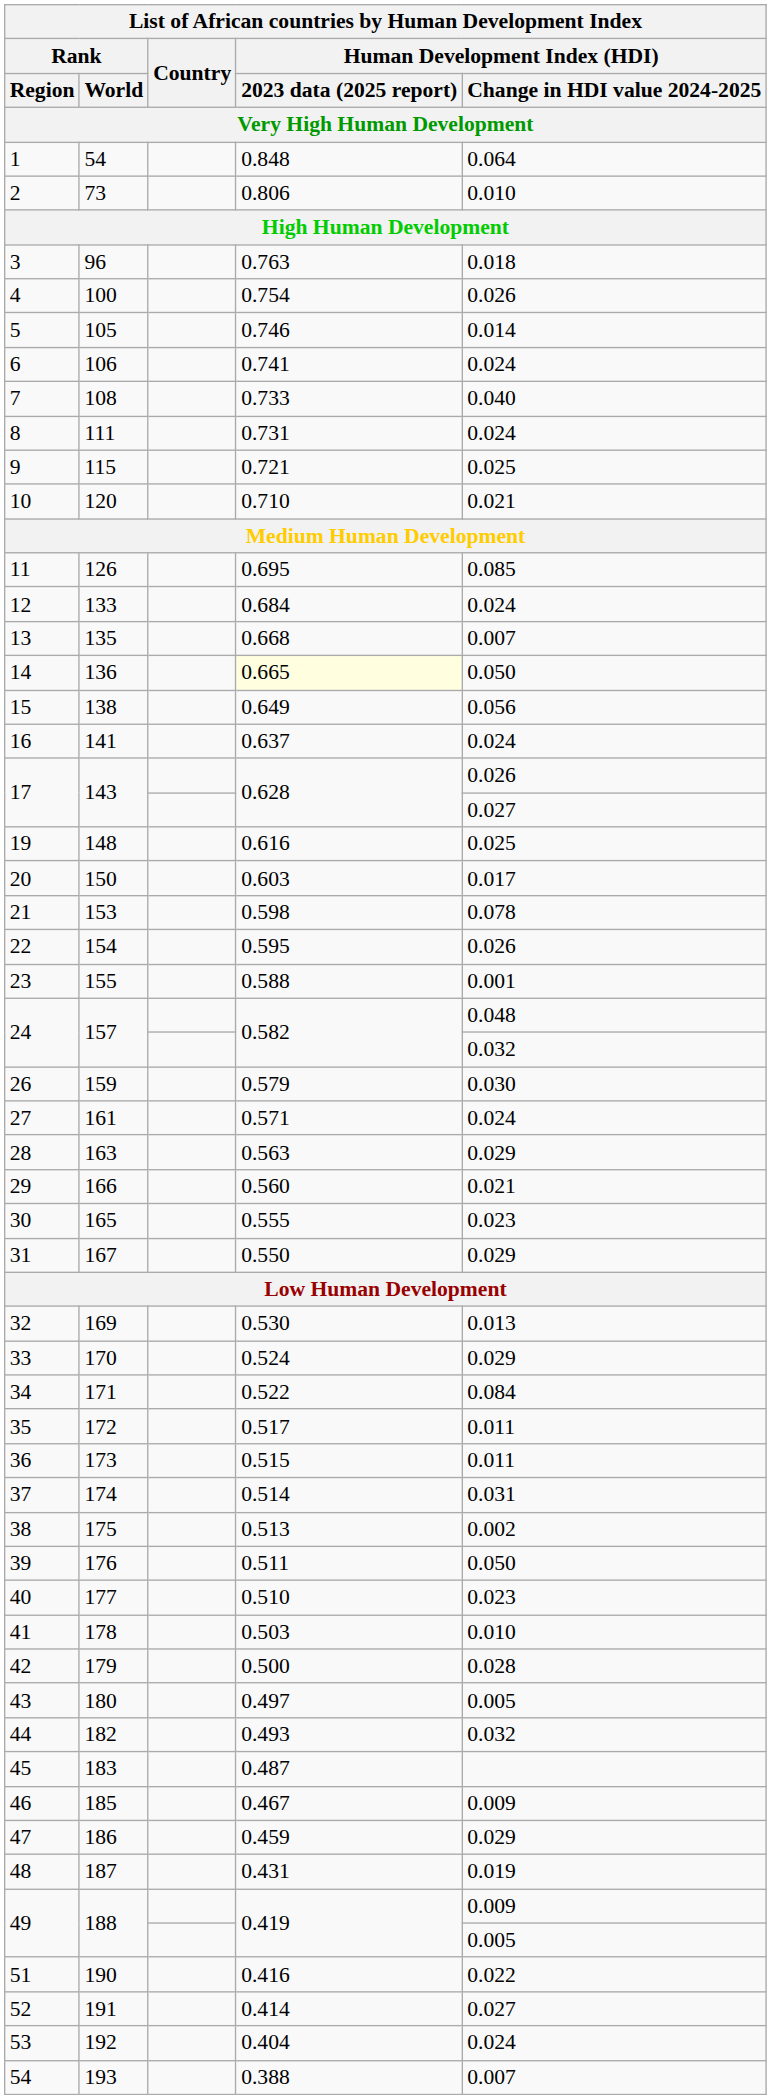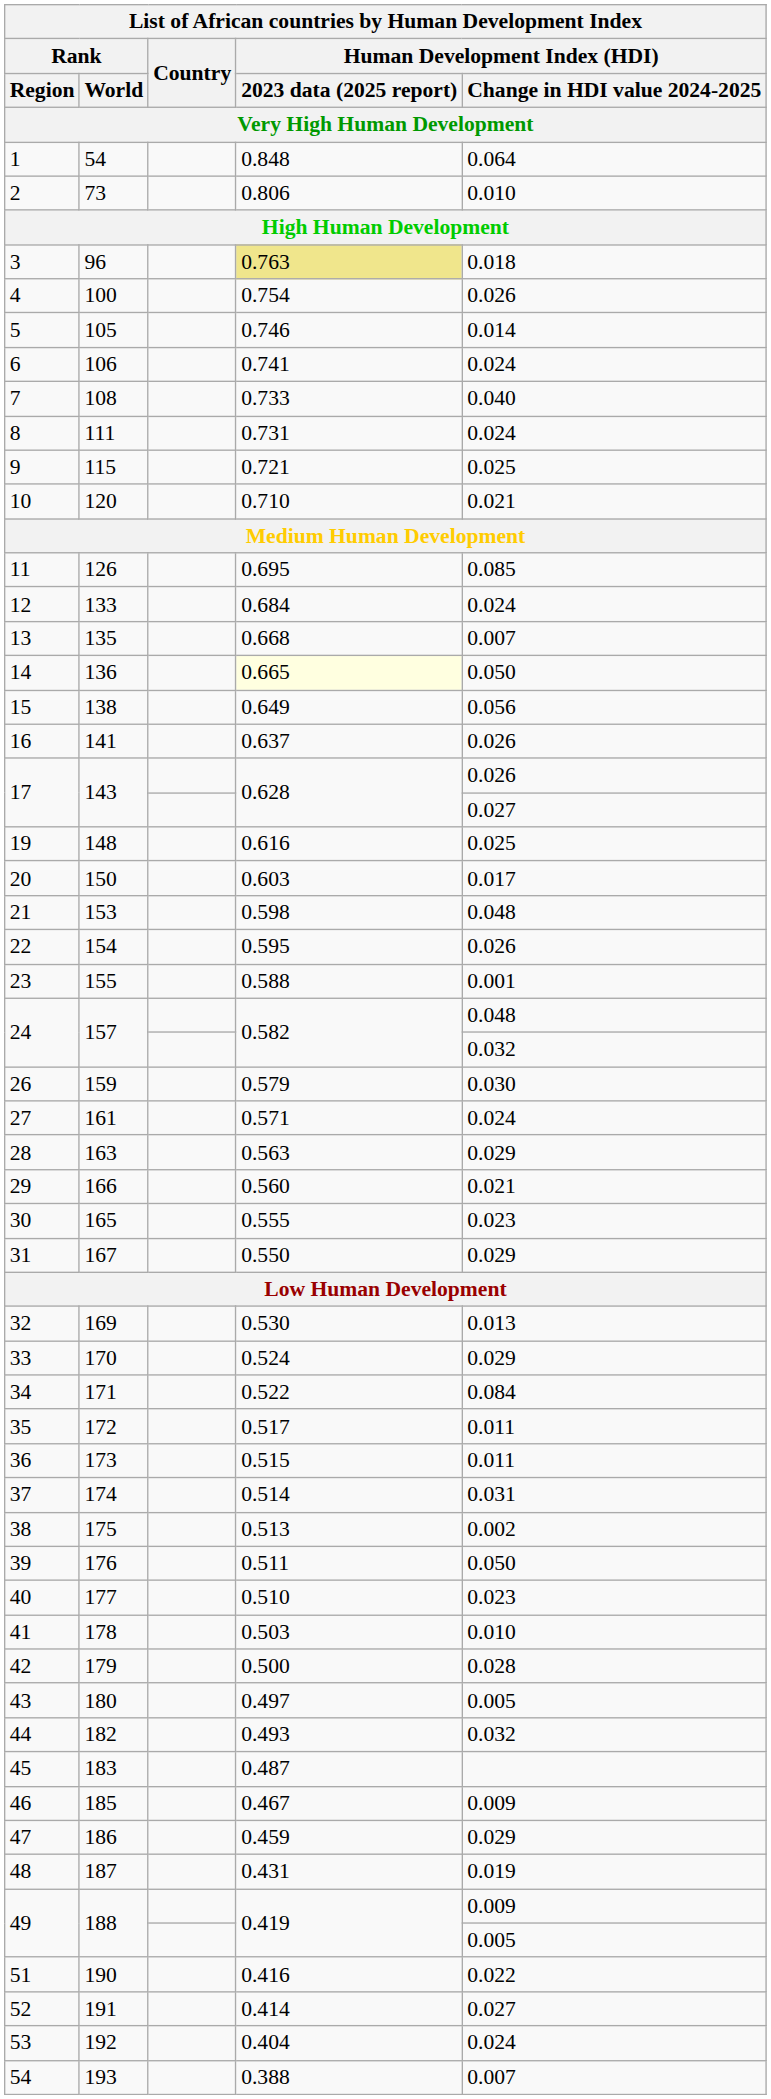(265, 261) no background -> (265, 261) khaki background
(492, 741) 0.024 -> (492, 741) 0.026
(492, 912) 0.078 -> (492, 912) 0.048
